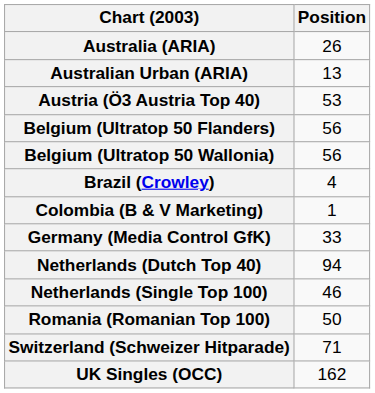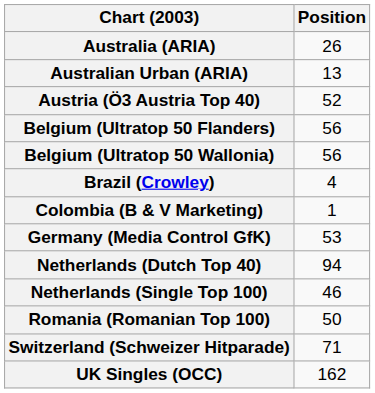(332, 100) 53 -> (332, 100) 52
(332, 237) 33 -> (332, 237) 53
